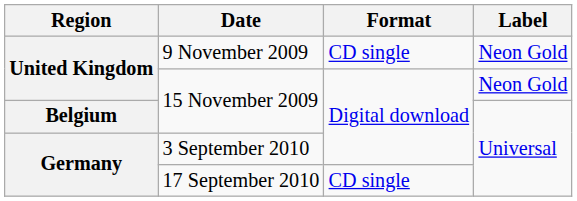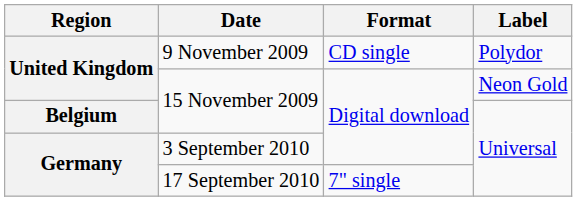(523, 52) Neon Gold -> (510, 52) Polydor
(369, 180) CD single -> (364, 180) 7" single
